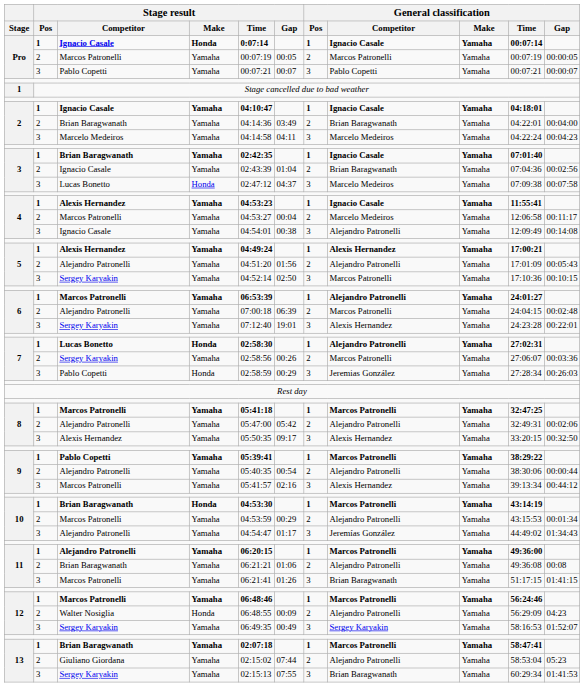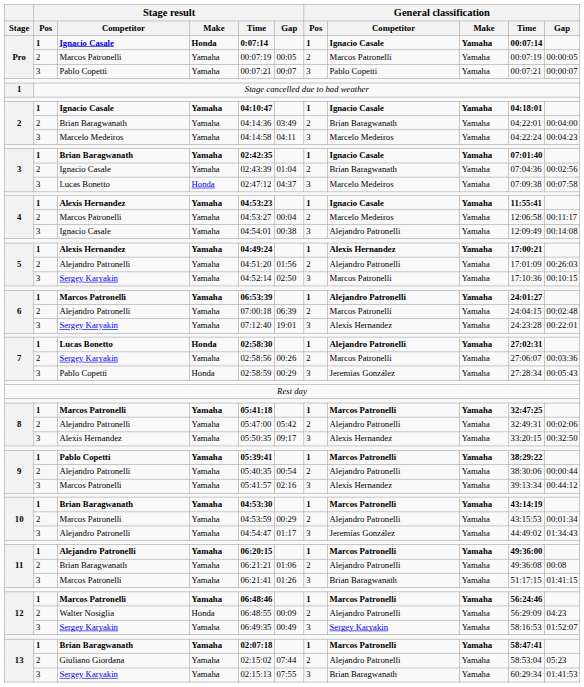(562, 264) 00:05:43 -> (562, 264) 00:26:03
(562, 372) 00:26:03 -> (562, 372) 00:05:43
(204, 504) Honda -> (207, 504) Yamaha
